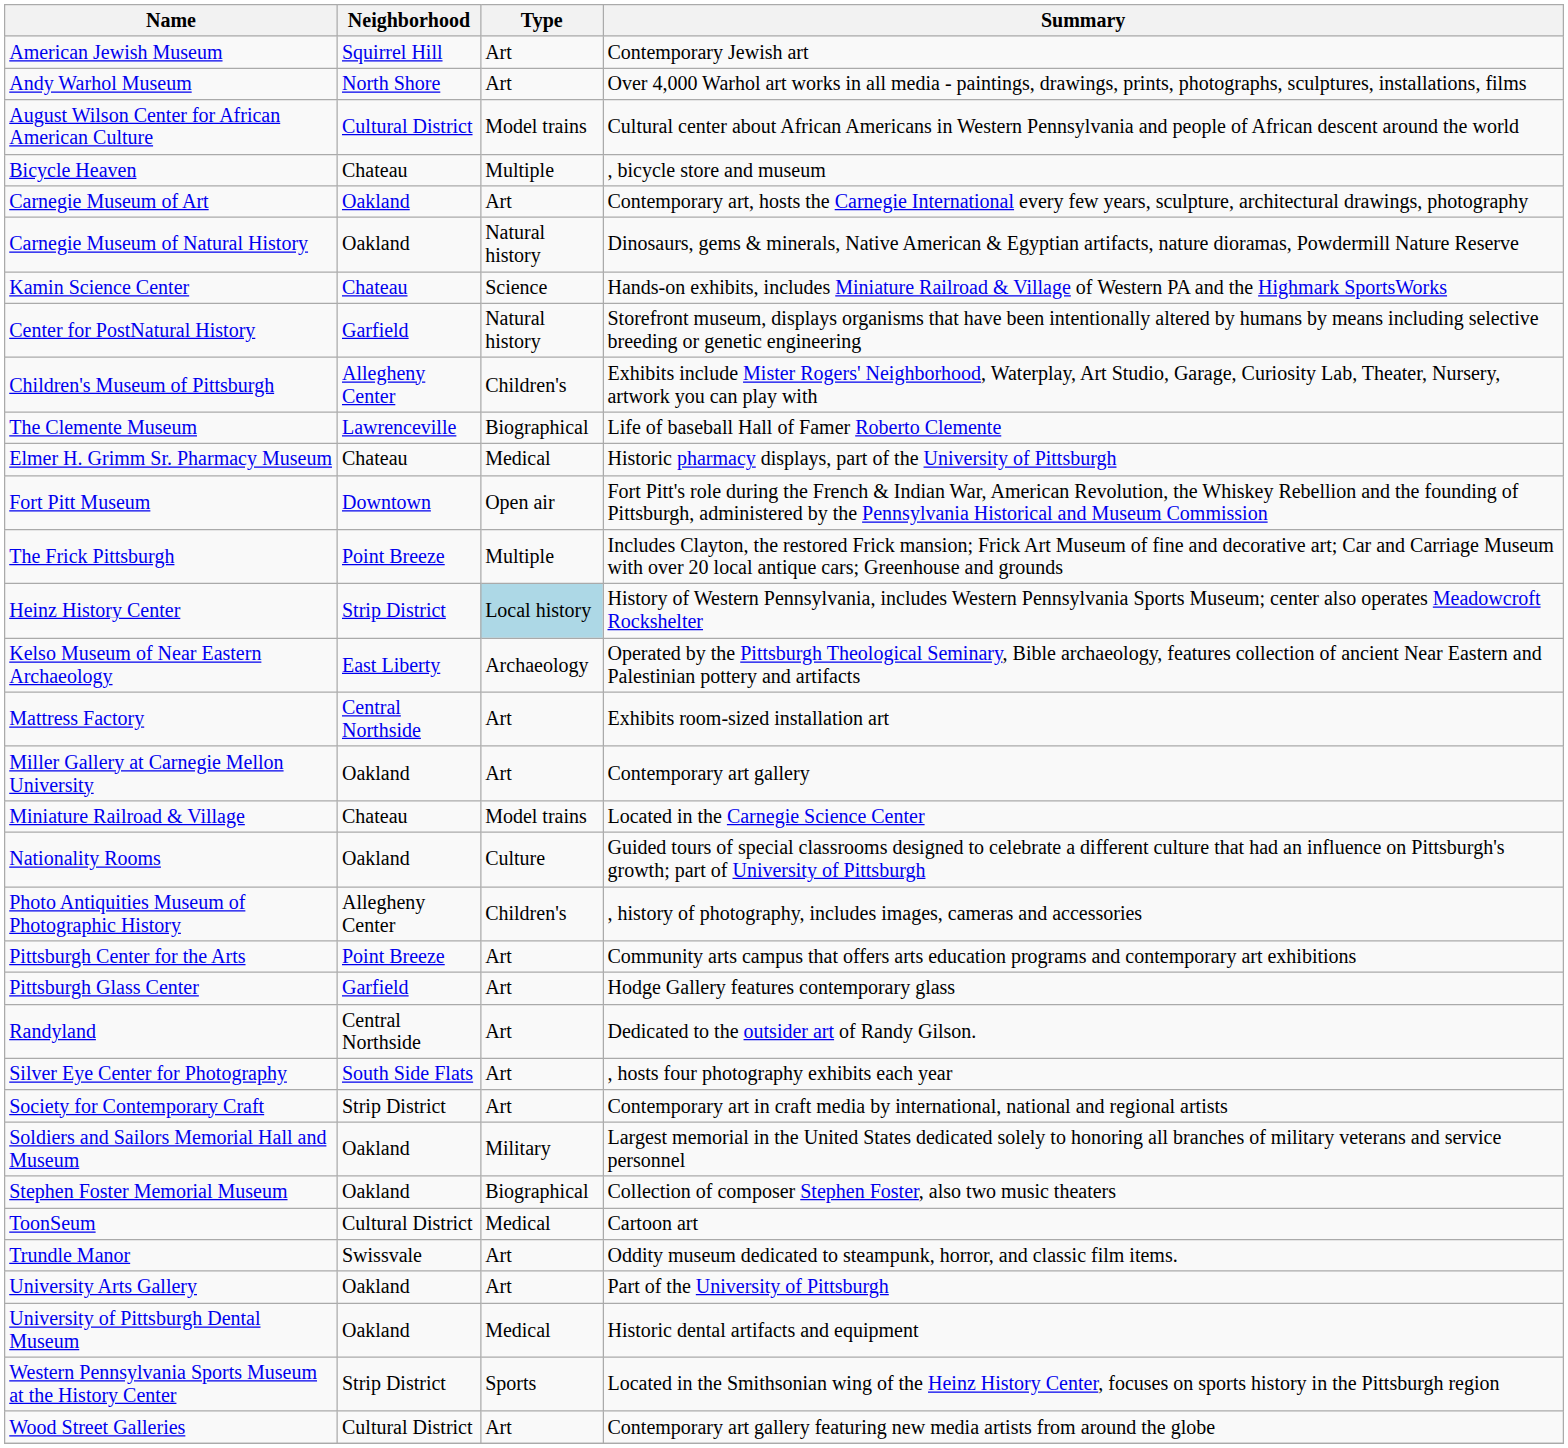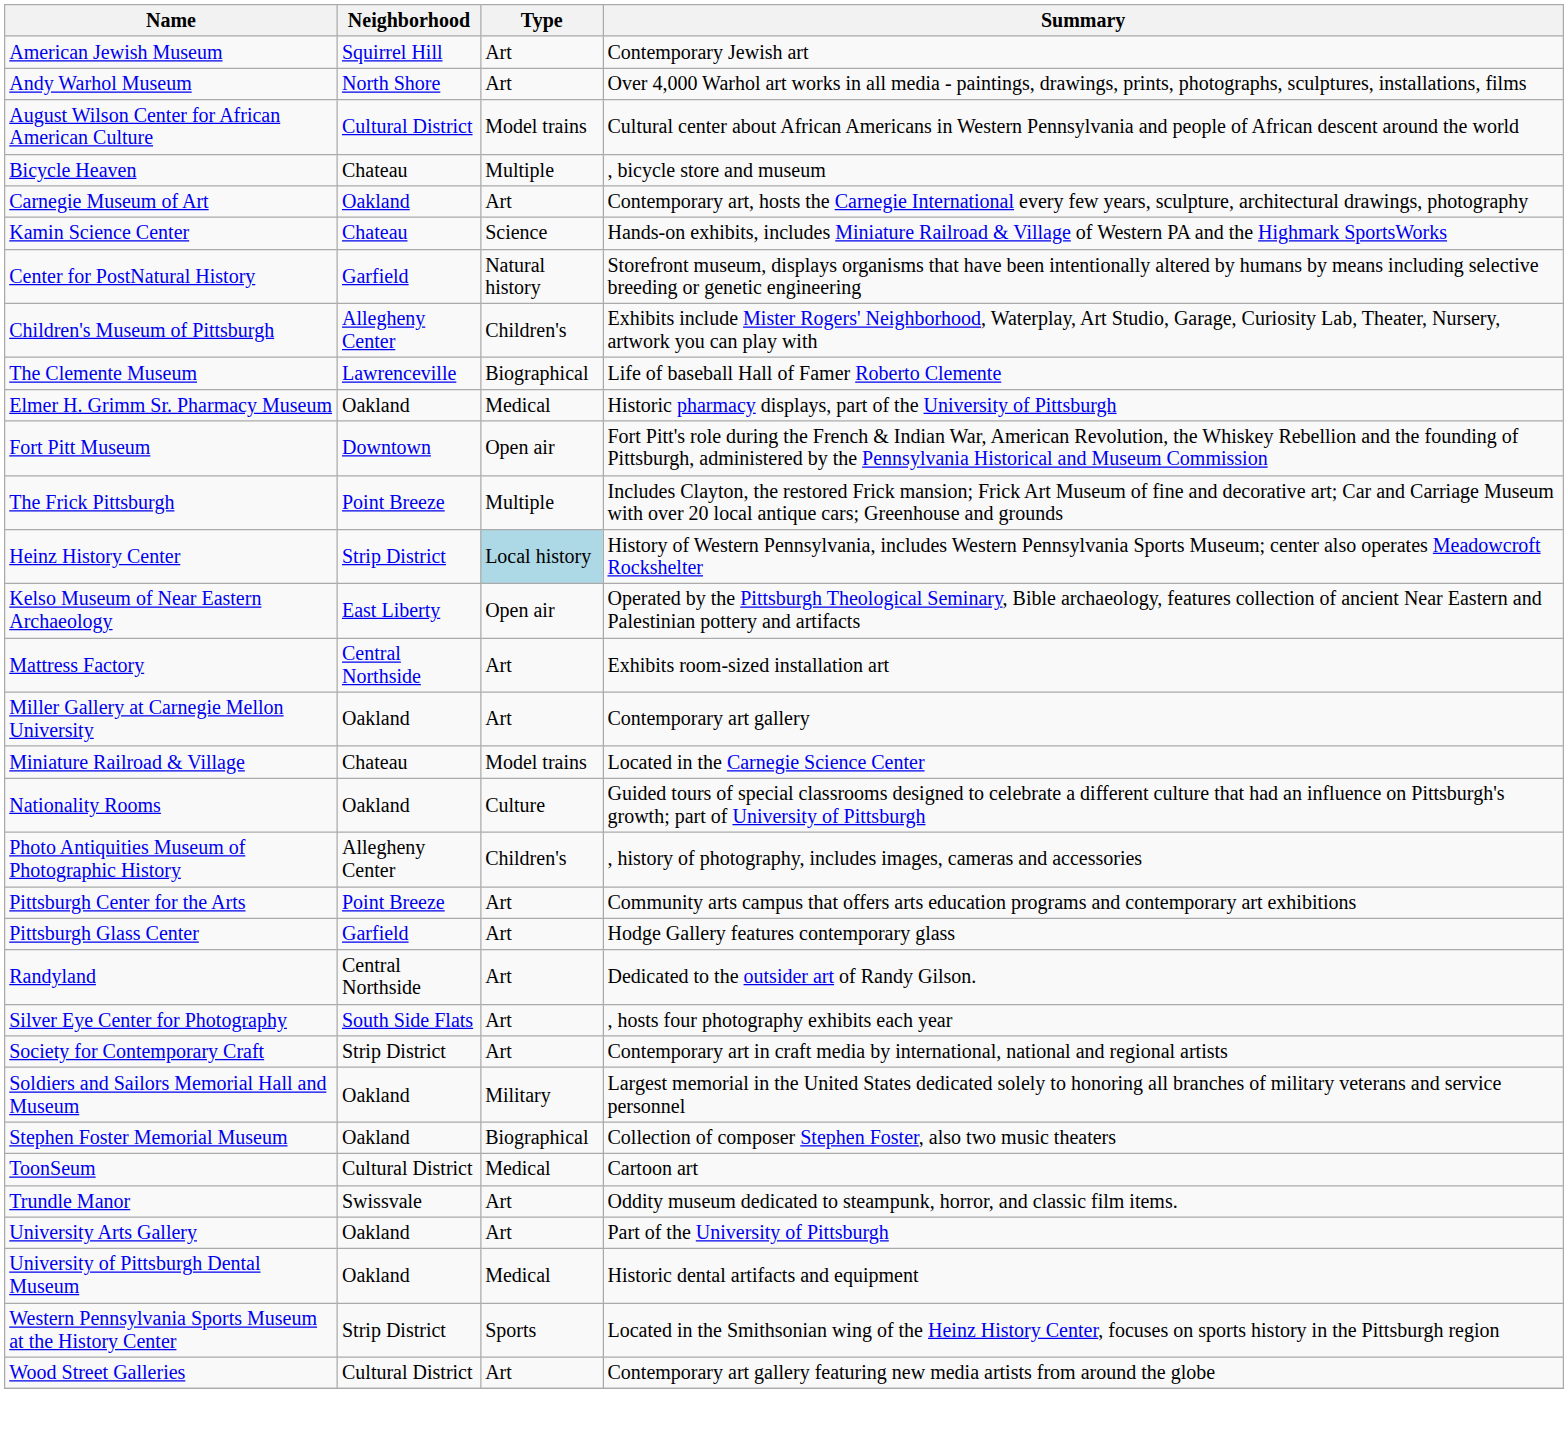- row: (159, 244)
(375, 459) Chateau -> (376, 405) Oakland
(537, 664) Archaeology -> (520, 610) Open air
